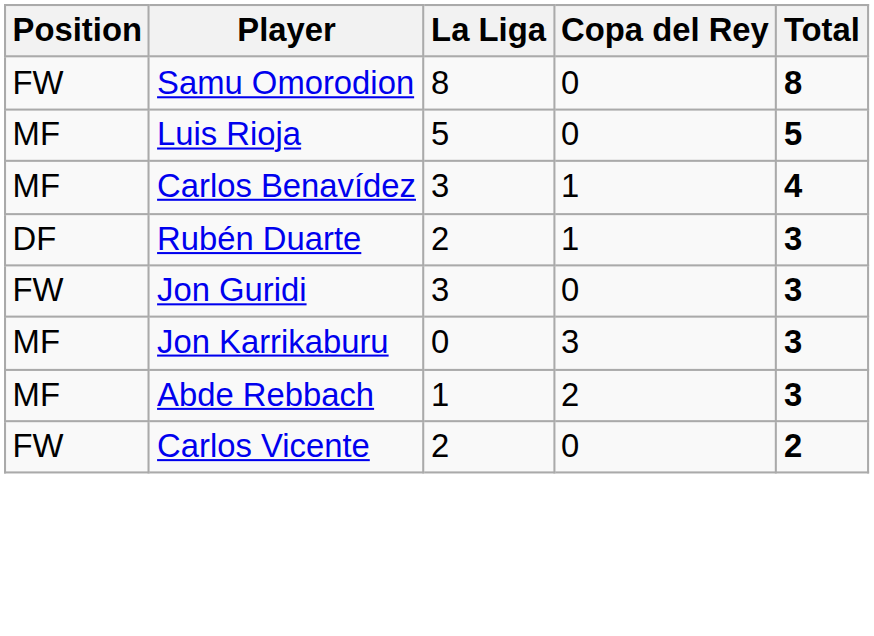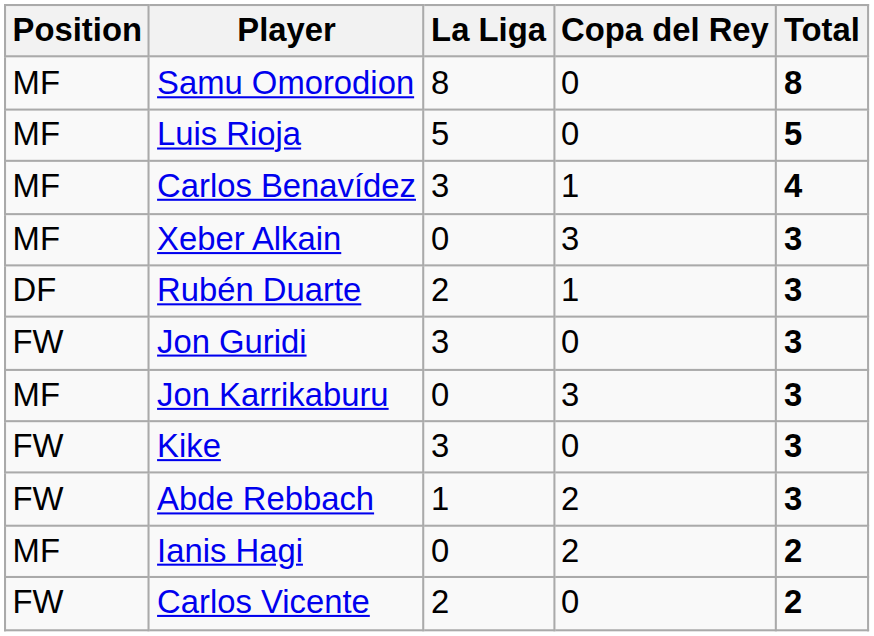(38, 82) FW -> (36, 82) MF
+ row: (249, 238)
+ row: (189, 446)
(36, 394) MF -> (38, 498) FW
+ row: (230, 550)
